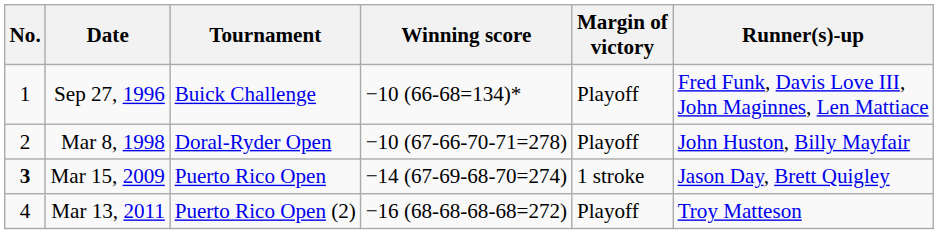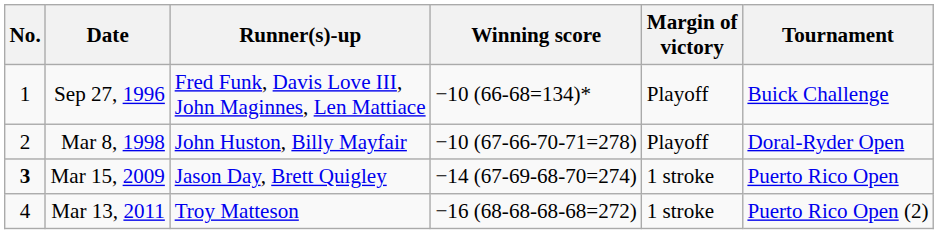columns swapped: (265, 34) <-> (803, 34)
(608, 211) Playoff -> (680, 211) 1 stroke
